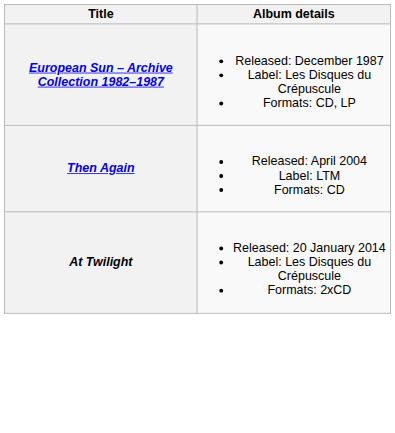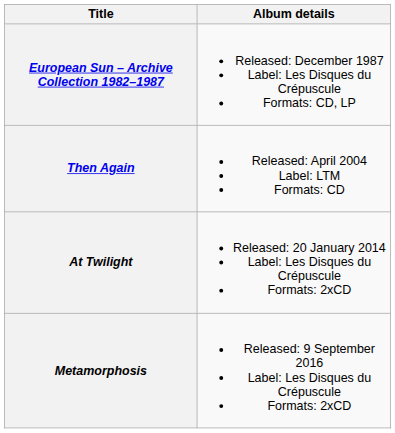+ row: (101, 370)
